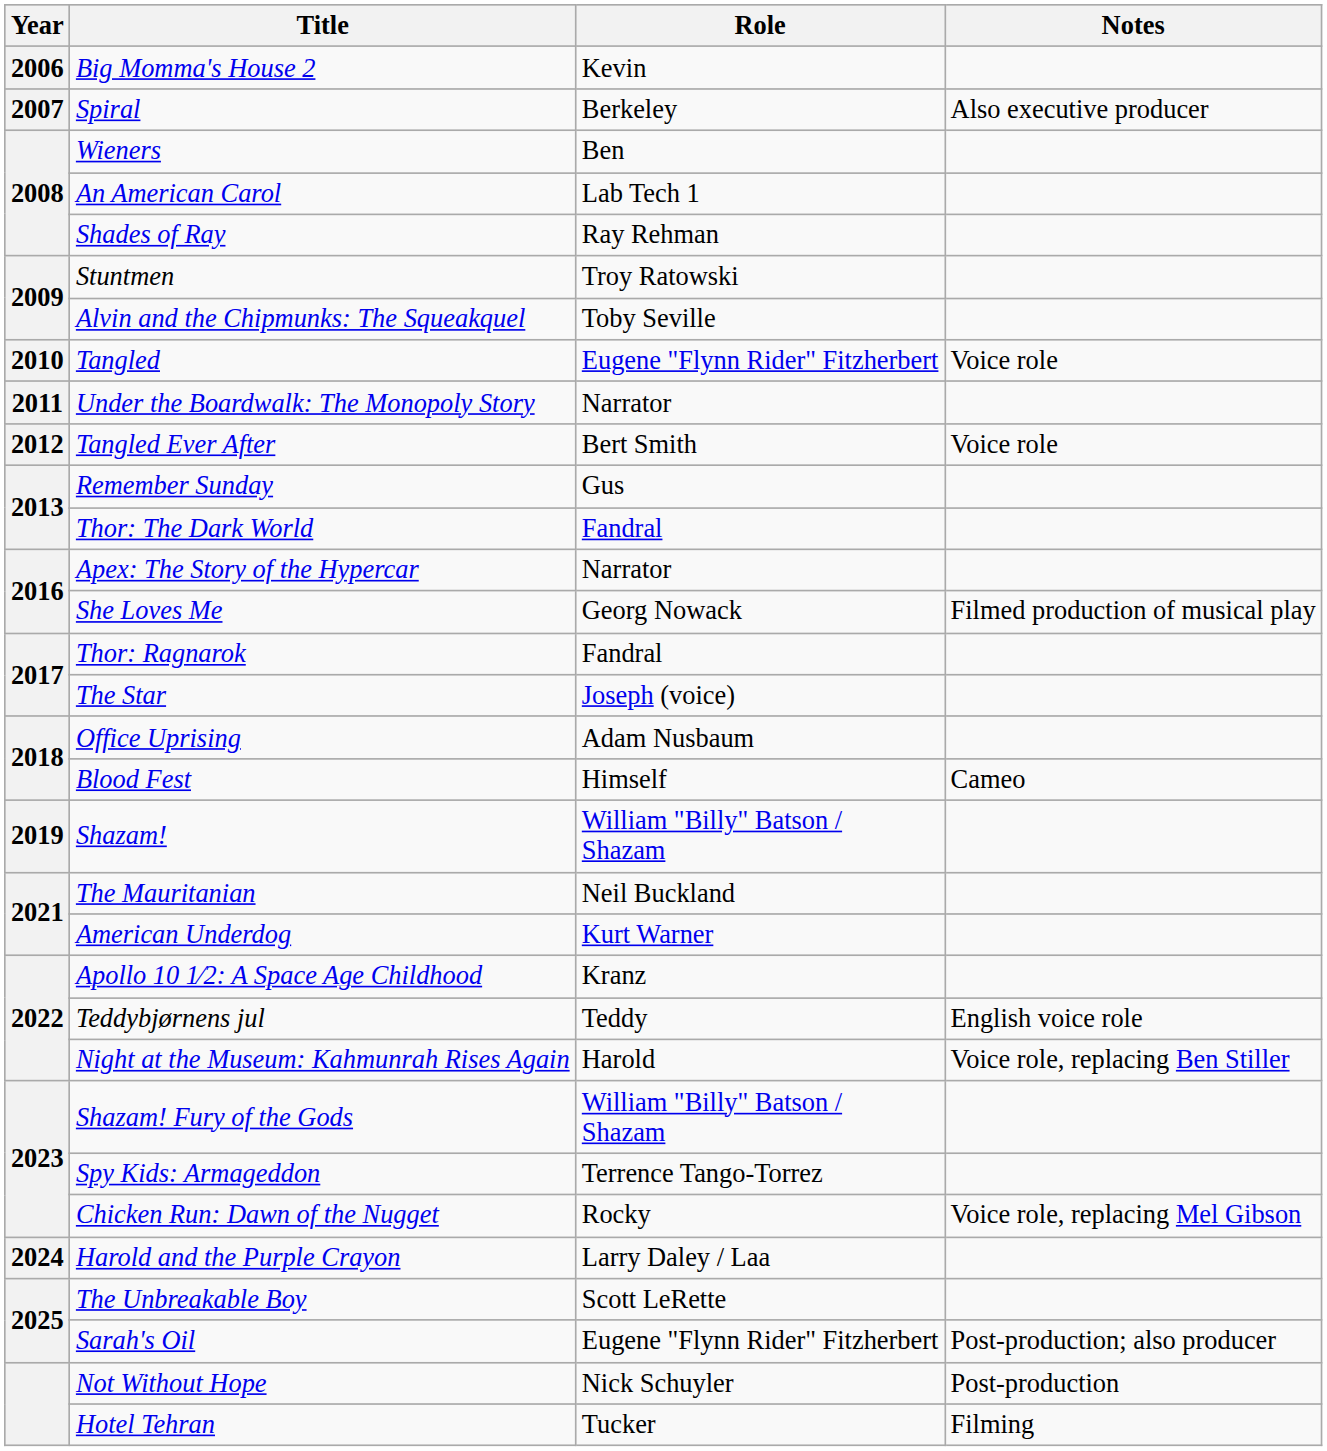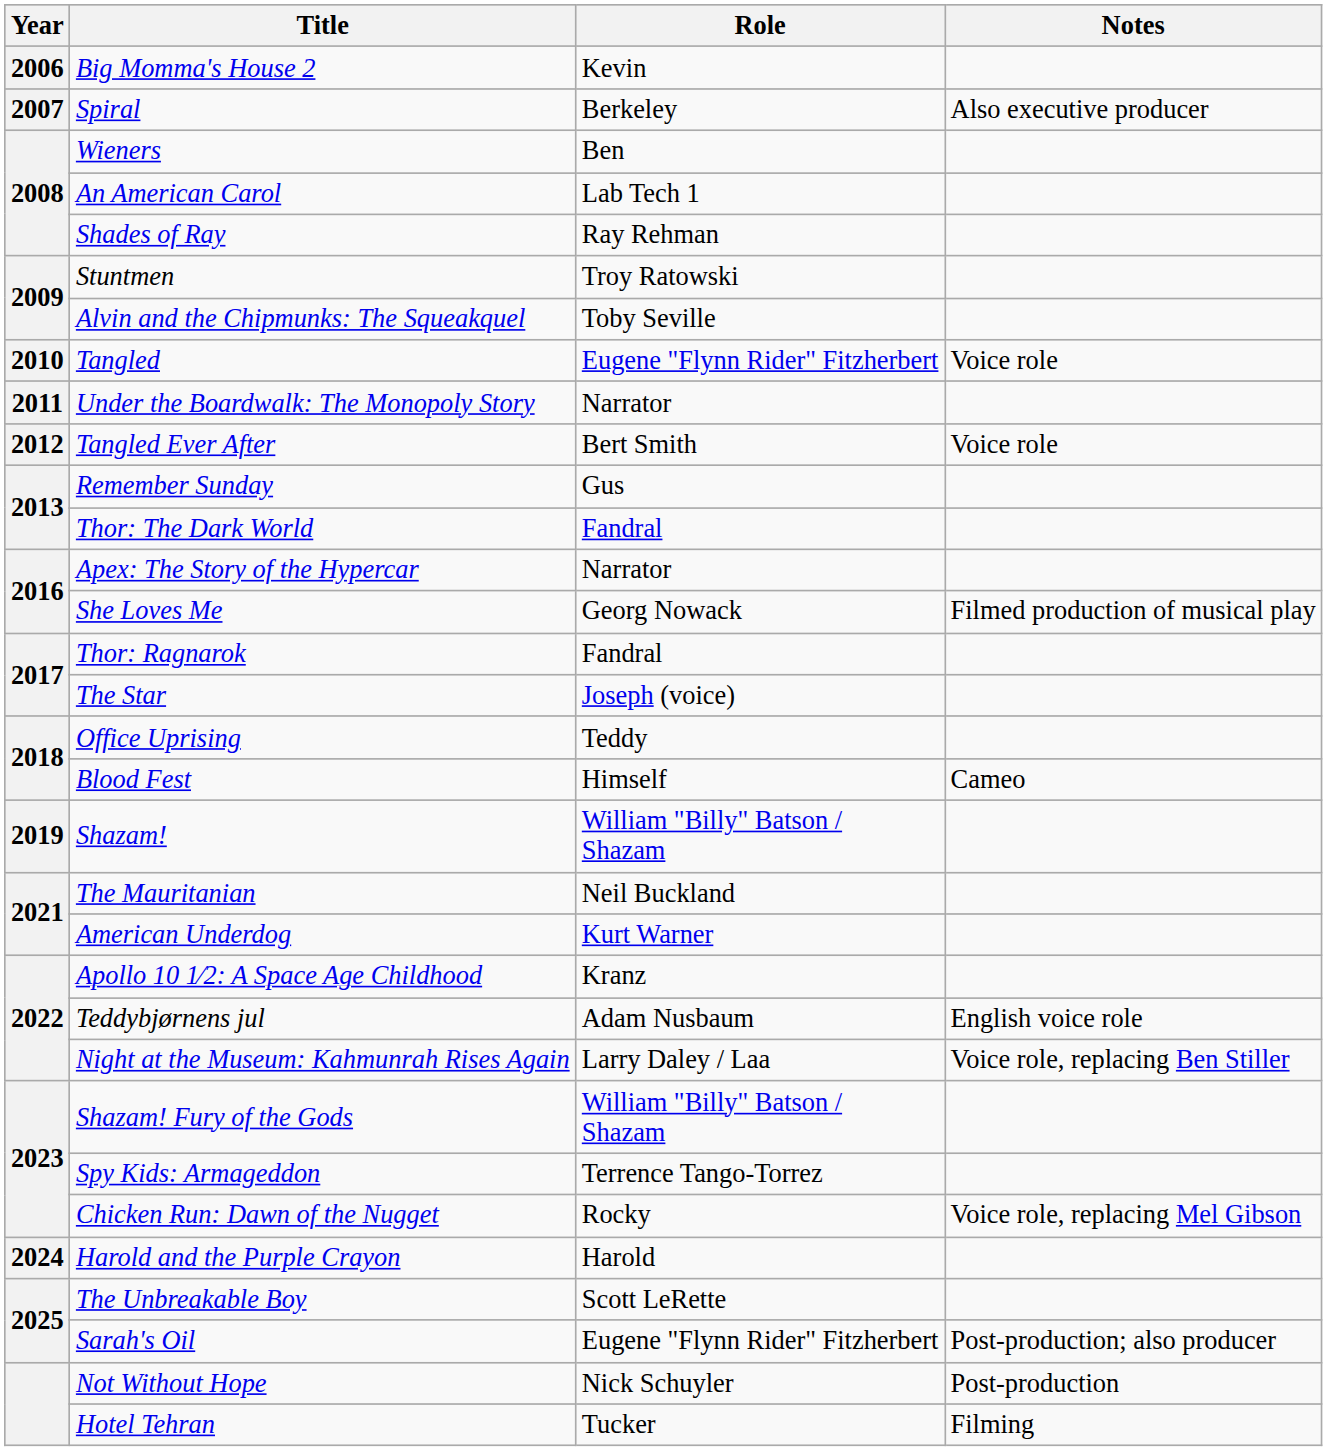(668, 737) Adam Nusbaum -> (615, 737) Teddy
(615, 1018) Teddy -> (668, 1018) Adam Nusbaum
(618, 1059) Harold -> (676, 1059) Larry Daley / Laa
(676, 1257) Larry Daley / Laa -> (618, 1257) Harold
